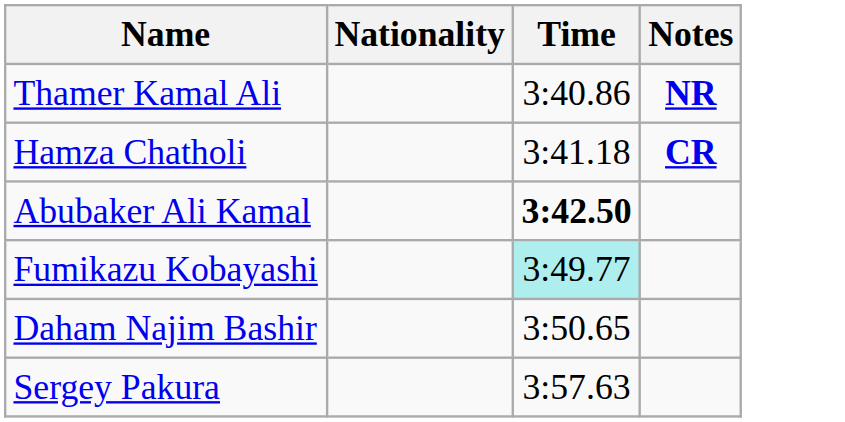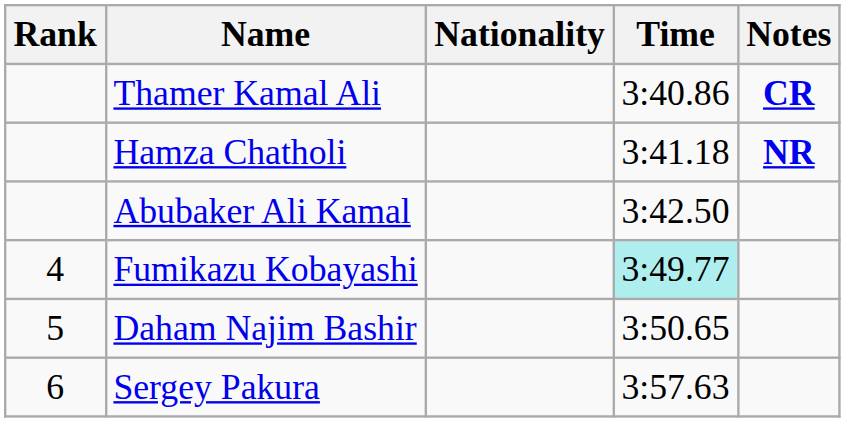+ column: (55, 34)
(691, 93) NR -> (789, 93) CR
(691, 151) CR -> (789, 151) NR
(577, 210) bold -> (676, 210) normal
